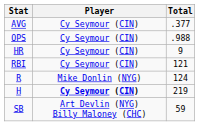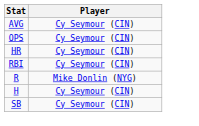- column: (180, 11)
(100, 91) bold -> (95, 91) normal
(100, 109) Art Devlin (NYG) Billy Maloney (CHC) -> (95, 104) Cy Seymour (CIN)
